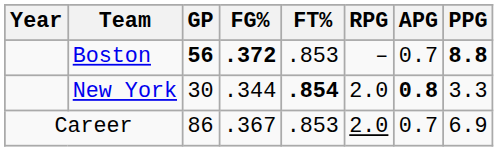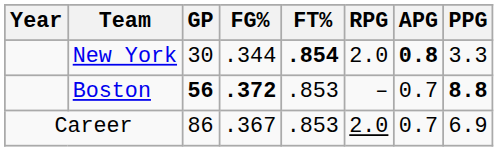rows swapped: (112, 58) <-> (125, 93)
